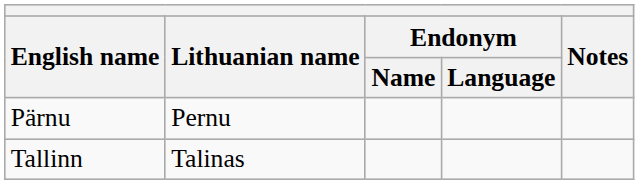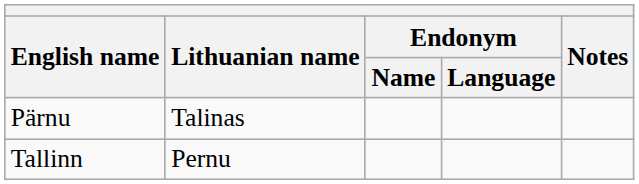(201, 117) Pernu -> (208, 117) Talinas
(208, 158) Talinas -> (201, 158) Pernu
